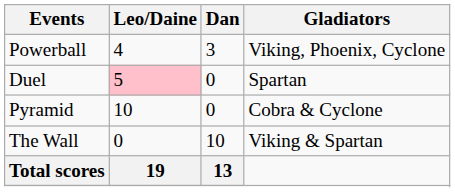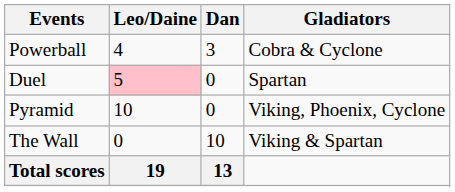(347, 49) Viking, Phoenix, Cyclone -> (316, 49) Cobra & Cyclone
(316, 110) Cobra & Cyclone -> (347, 110) Viking, Phoenix, Cyclone
